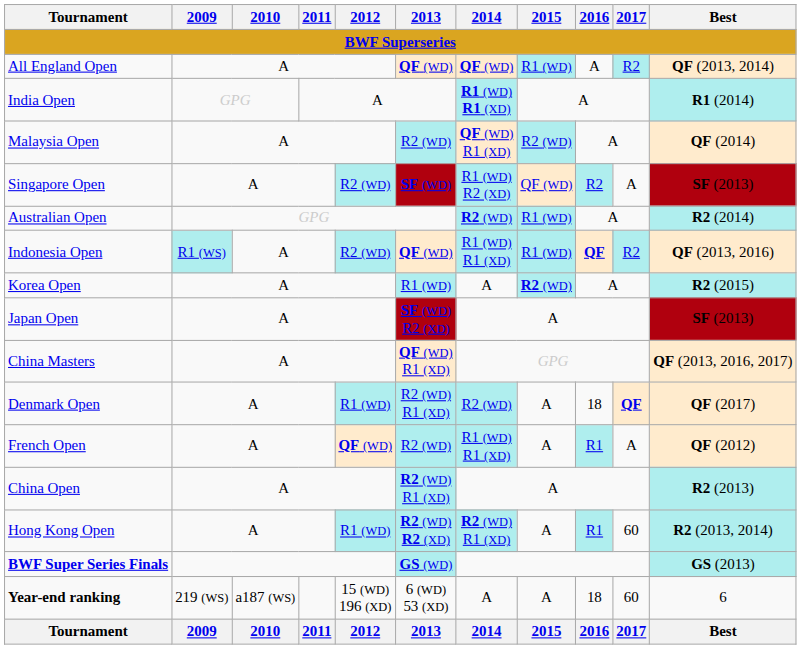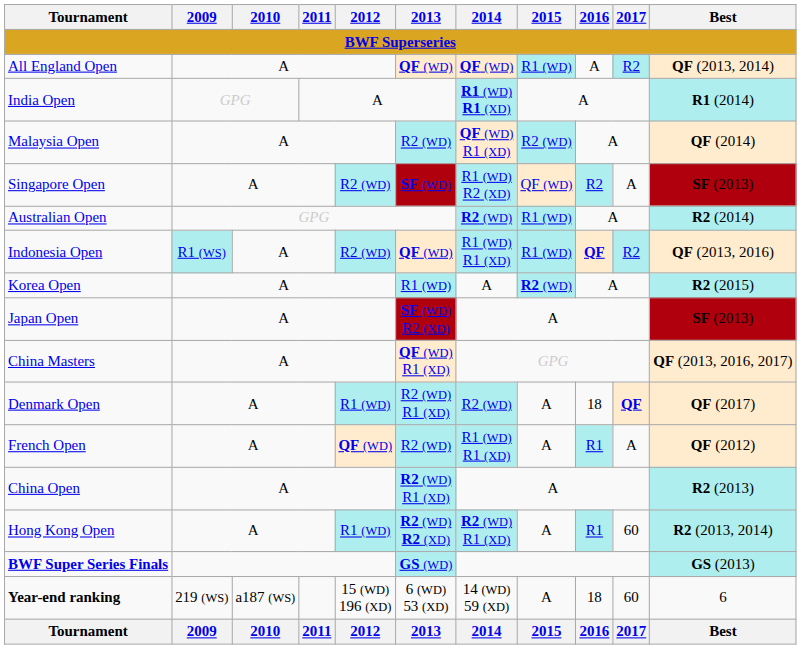(487, 598) A -> (487, 598) 14 (WD) 59 (XD)
